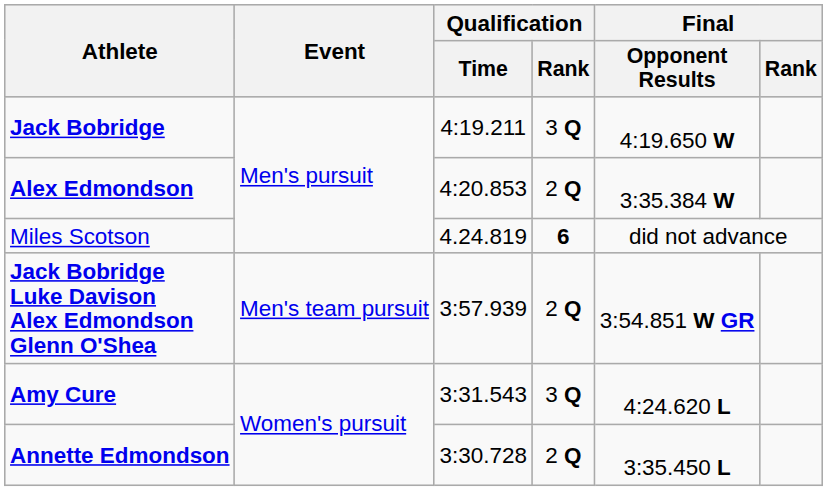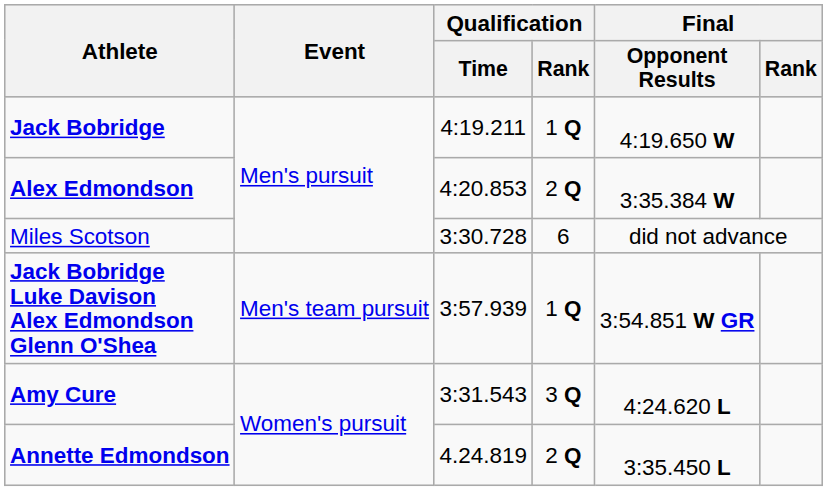(563, 128) 3 Q -> (563, 128) 1 Q
(483, 236) 4.24.819 -> (483, 236) 3:30.728
(563, 236) bold -> (563, 236) normal
(563, 309) 2 Q -> (563, 309) 1 Q
(483, 455) 3:30.728 -> (483, 455) 4.24.819
